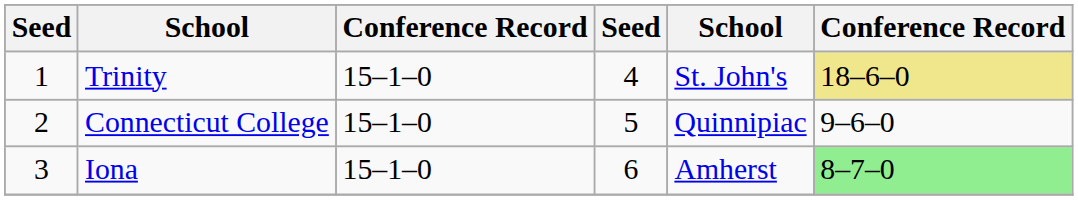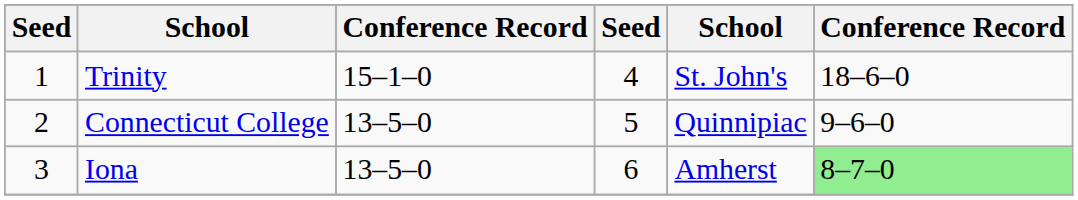(865, 75) khaki background -> (865, 75) no background
(387, 122) 15–1–0 -> (387, 122) 13–5–0
(387, 169) 15–1–0 -> (387, 169) 13–5–0
